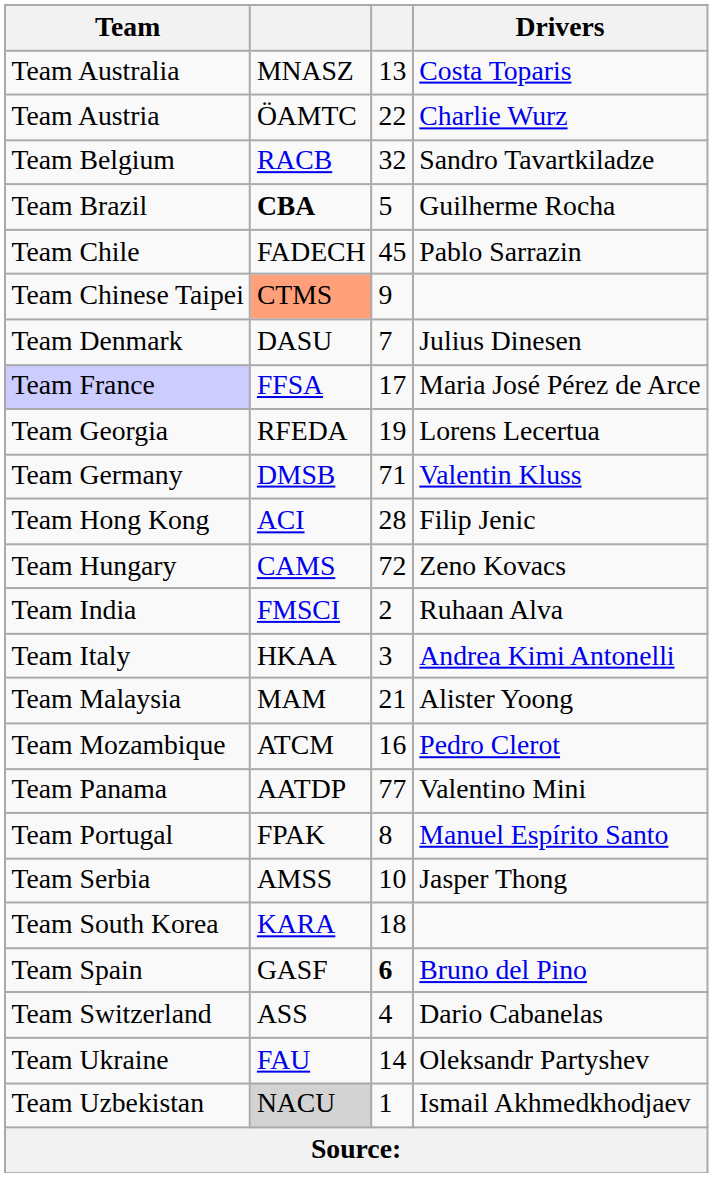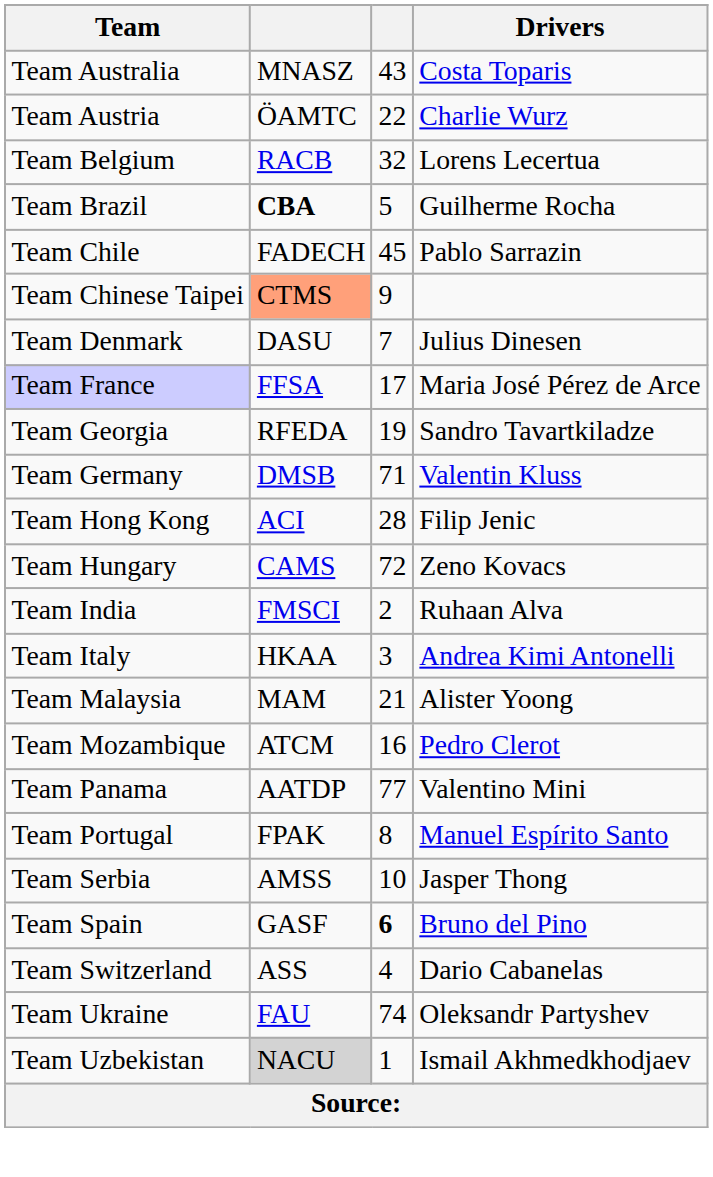(392, 71) 13 -> (392, 71) 43
(537, 161) Sandro Tavartkiladze -> (510, 161) Lorens Lecertua
(510, 430) Lorens Lecertua -> (537, 430) Sandro Tavartkiladze
- row: (115, 924)
(392, 1059) 14 -> (392, 1014) 74
